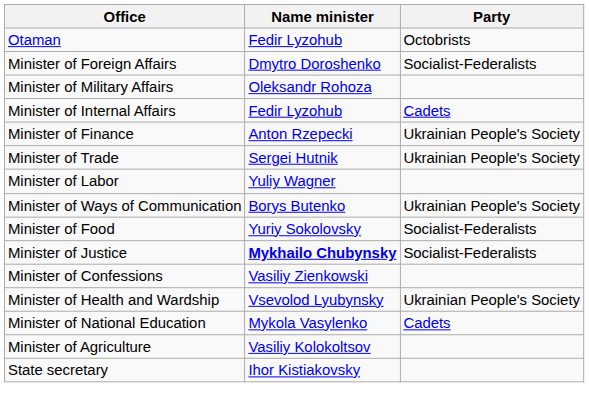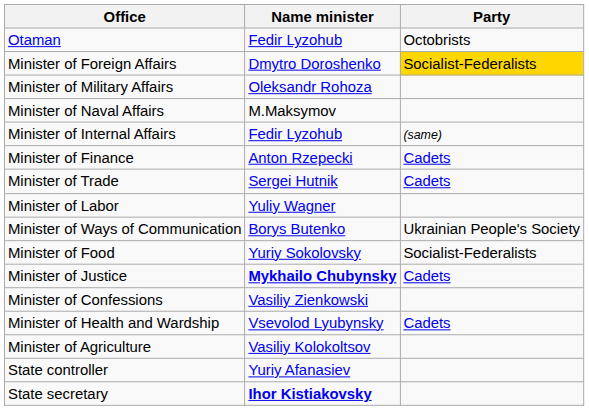(470, 64) no background -> (470, 64) gold background
+ row: (86, 111)
(427, 111) Cadets -> (423, 136) (same)
(492, 134) Ukrainian People's Society -> (427, 158) Cadets
(492, 158) Ukrainian People's Society -> (427, 182) Cadets
(470, 252) Socialist-Federalists -> (427, 276) Cadets
(492, 299) Ukrainian People's Society -> (427, 323) Cadets
- row: (107, 323)
+ row: (58, 370)
(304, 370) normal -> (310, 394) bold
